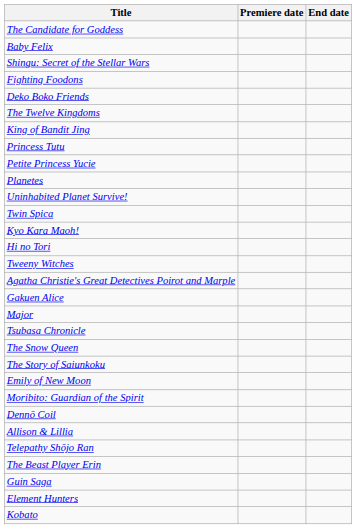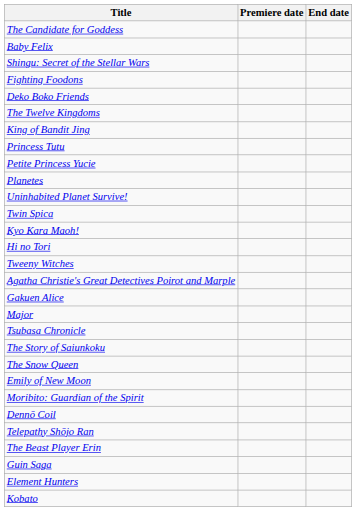rows swapped: (43, 347) <-> (56, 364)
- row: (40, 431)
